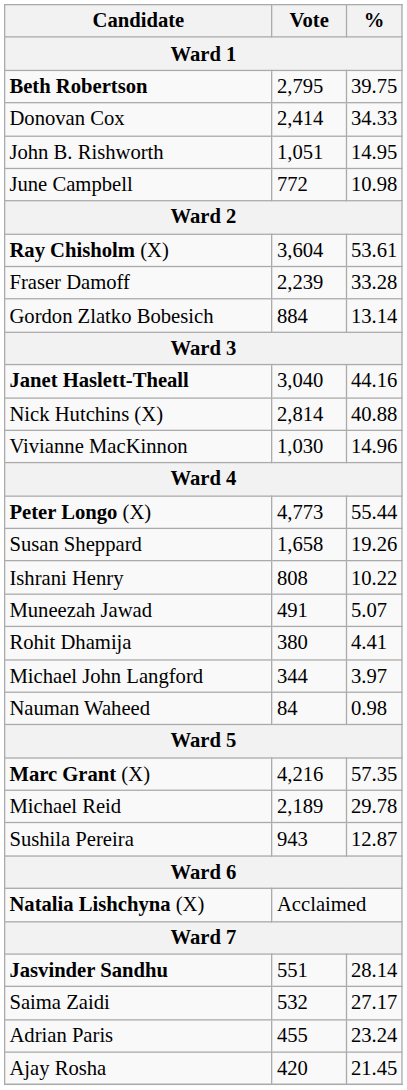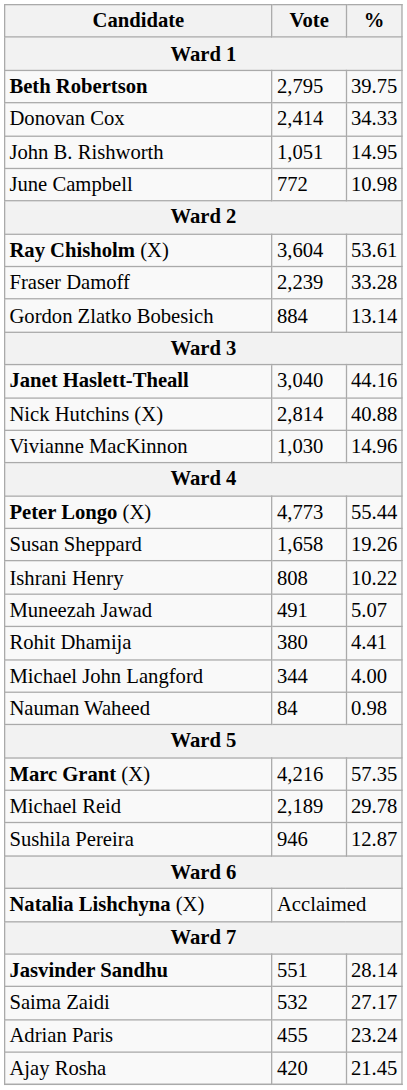(369, 675) 3.97 -> (369, 675) 4.00
(292, 839) 943 -> (292, 839) 946
